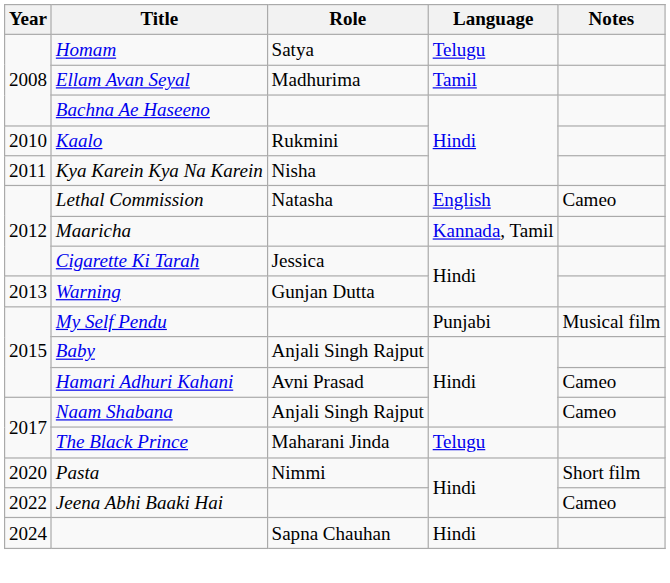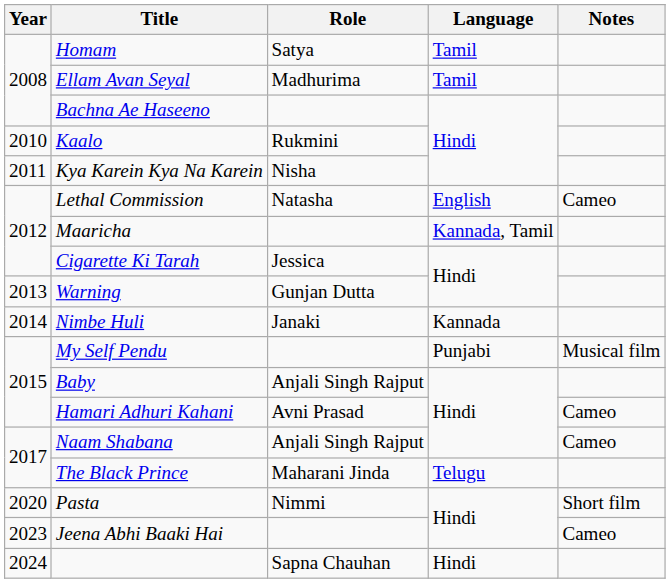(459, 49) Telugu -> (455, 49) Tamil
+ row: (100, 321)
(28, 502) 2022 -> (28, 532) 2023
